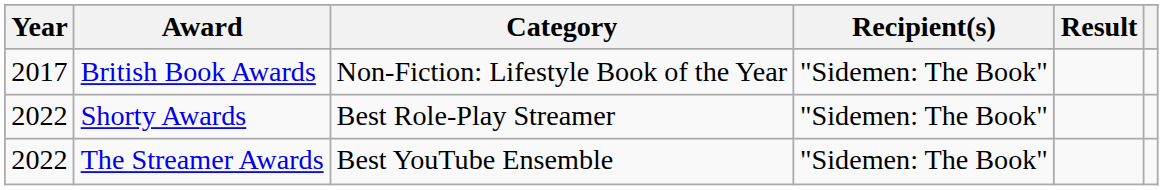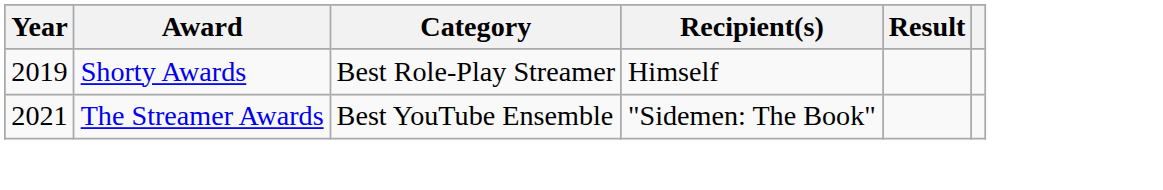- row: (198, 71)
(40, 116) 2022 -> (40, 71) 2019
(924, 116) "Sidemen: The Book" -> (673, 71) Himself
(40, 160) 2022 -> (40, 116) 2021
